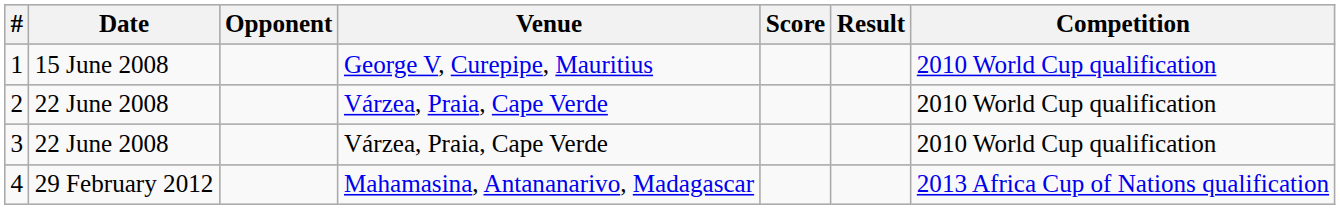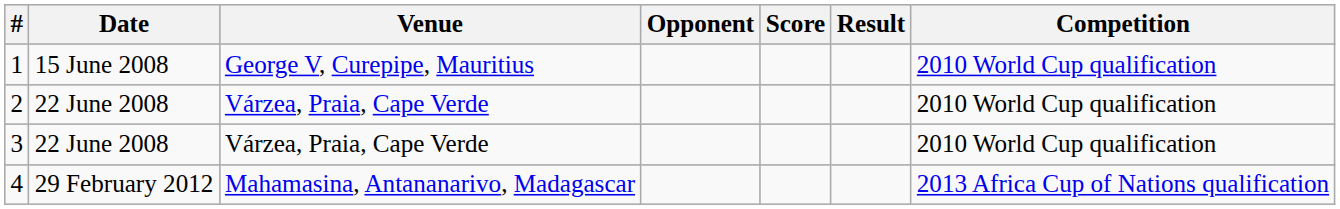columns swapped: (549, 24) <-> (279, 24)
